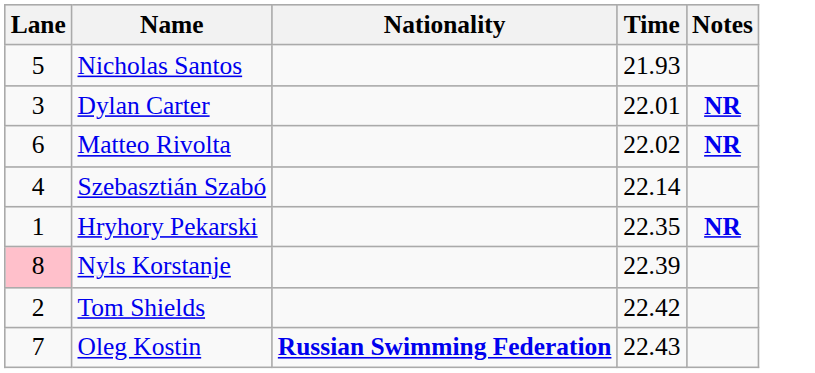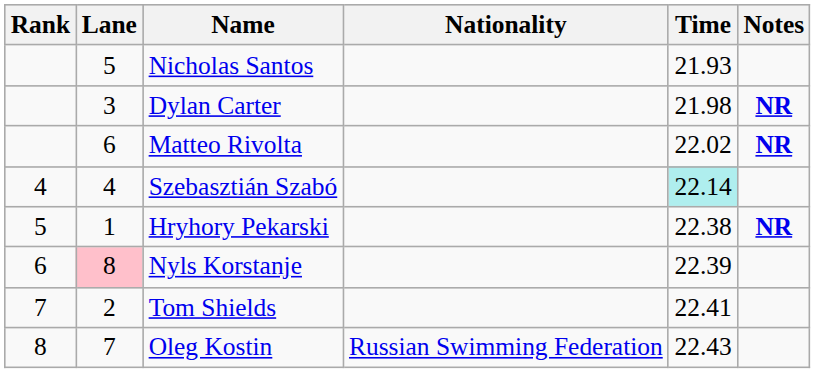+ column: (40, 24)
(652, 105) 22.01 -> (703, 105) 21.98
(652, 186) no background -> (703, 186) paleturquoise background
(652, 226) 22.35 -> (703, 226) 22.38
(652, 307) 22.42 -> (703, 307) 22.41
(445, 347) bold -> (506, 347) normal
